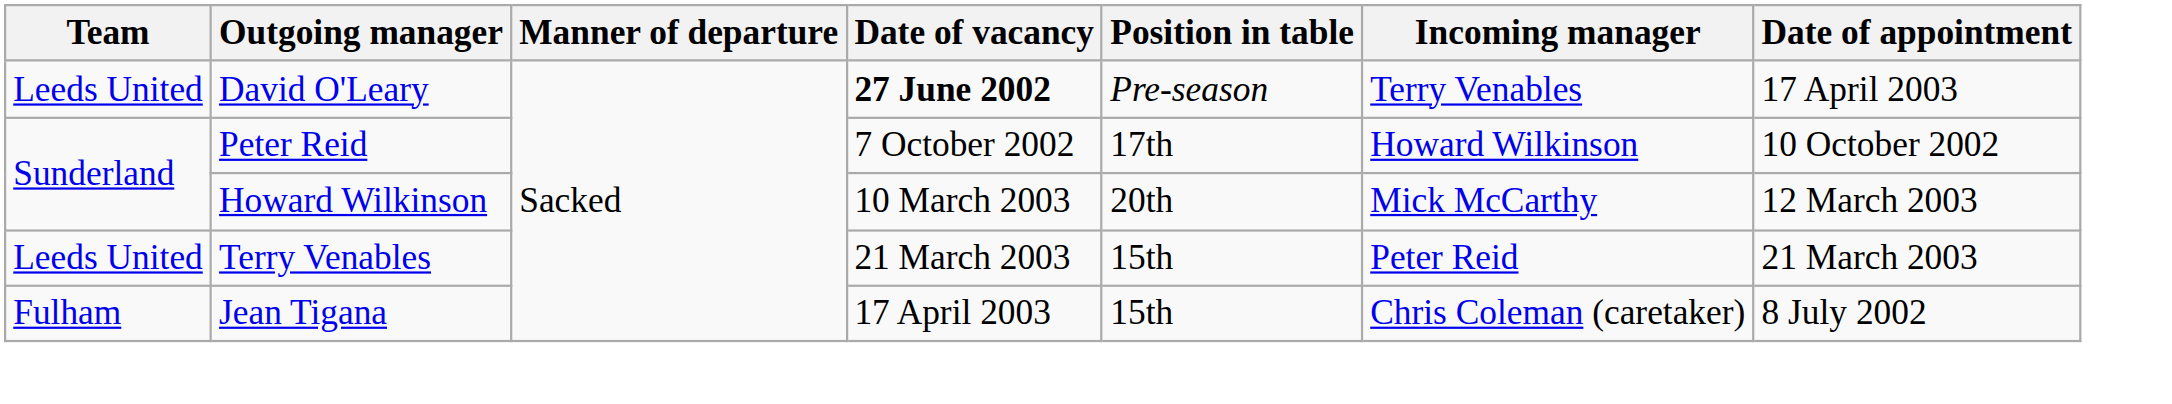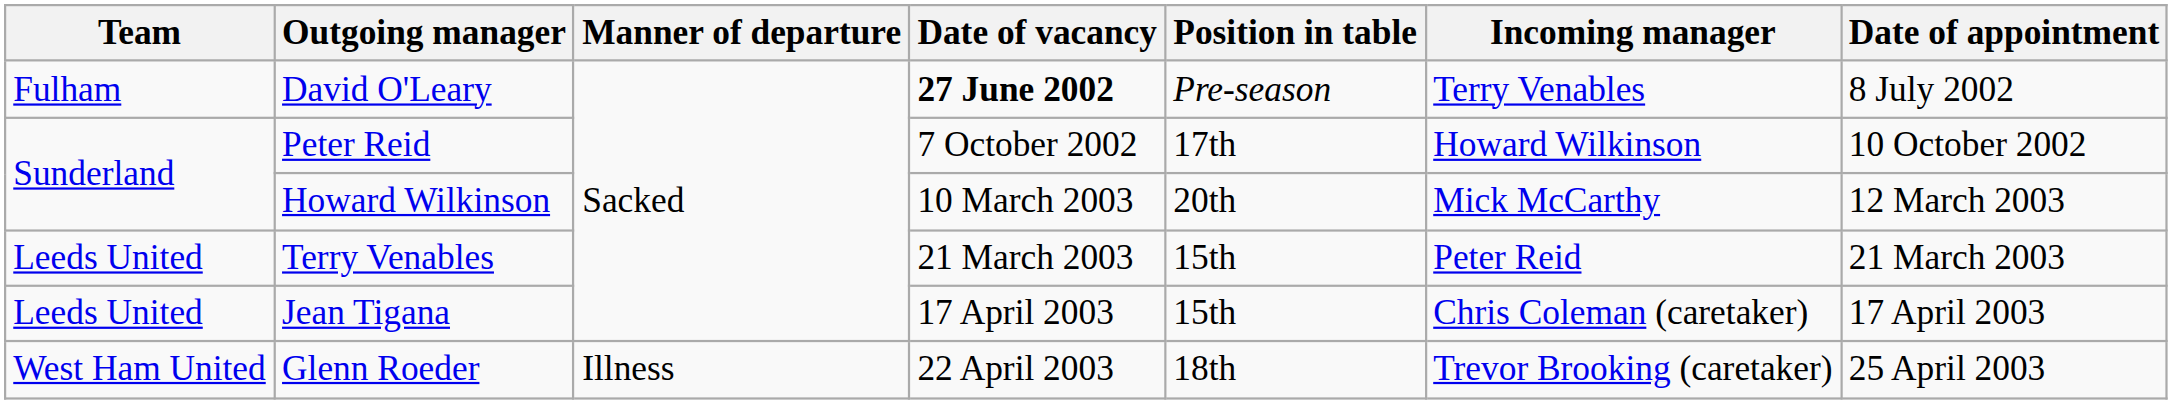(108, 88) Leeds United -> (67, 88) Fulham
(1860, 88) 17 April 2003 -> (1931, 88) 8 July 2002
(67, 312) Fulham -> (108, 312) Leeds United
(1844, 312) 8 July 2002 -> (1947, 312) 17 April 2003
+ row: (381, 369)
